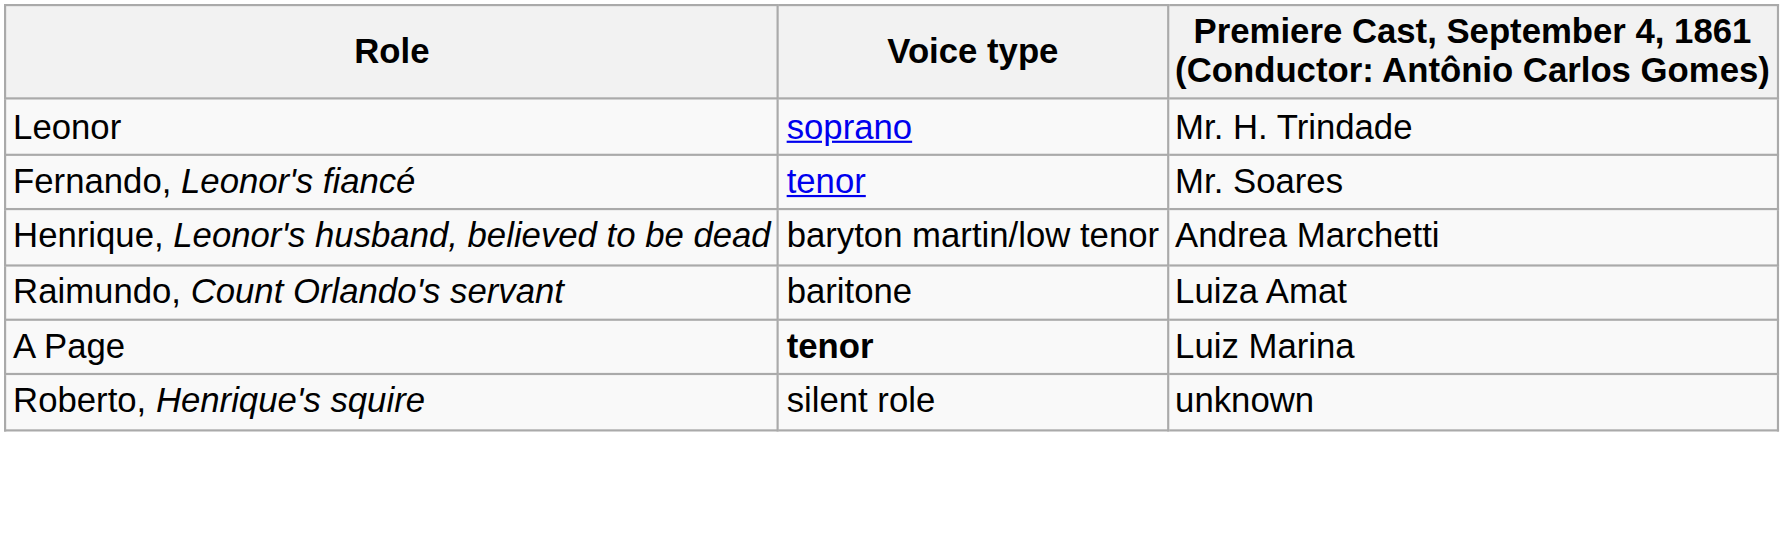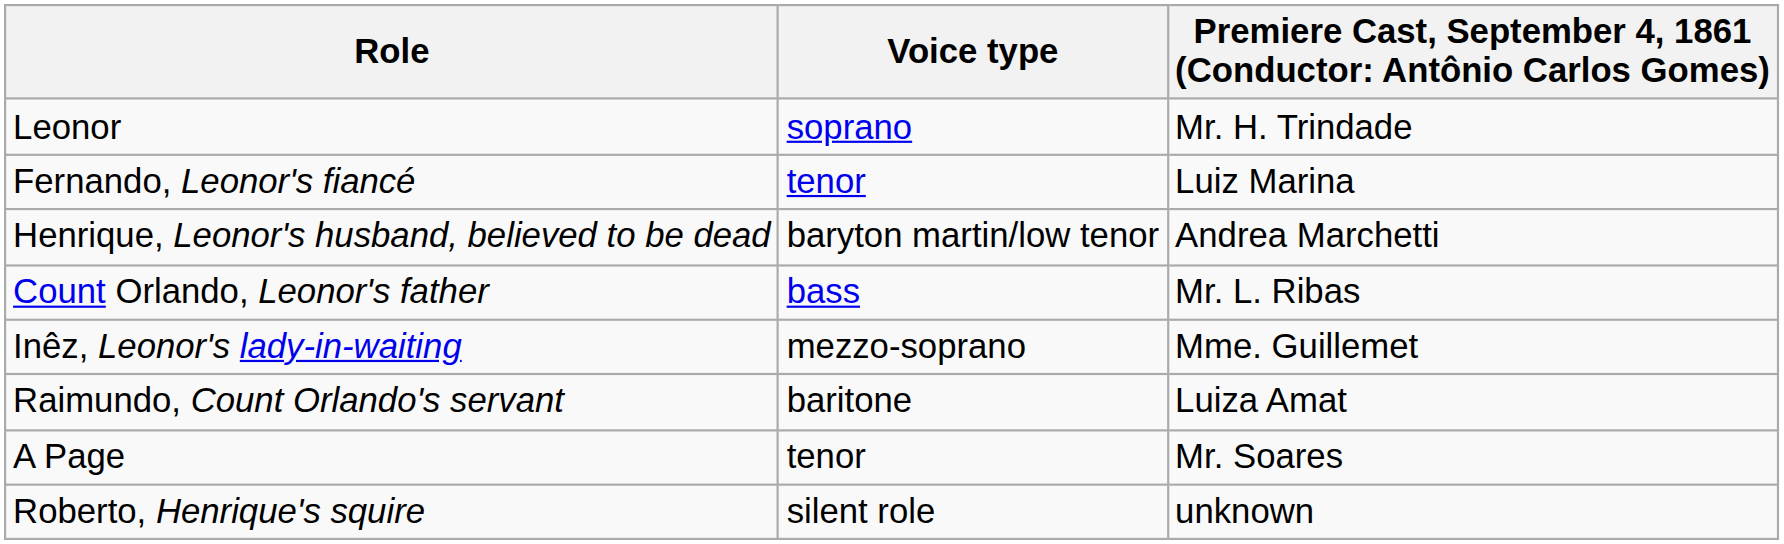(1259, 181) Mr. Soares -> (1265, 181) Luiz Marina
+ row: (251, 291)
+ row: (237, 346)
(830, 346) bold -> (826, 456) normal
(1265, 346) Luiz Marina -> (1259, 456) Mr. Soares
